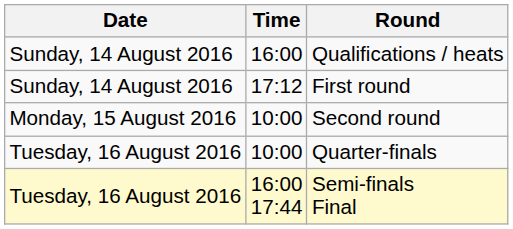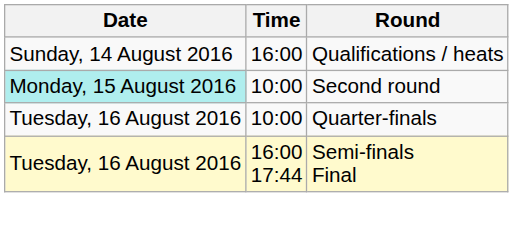- row: (361, 86)
(123, 119) no background -> (123, 86) paleturquoise background
